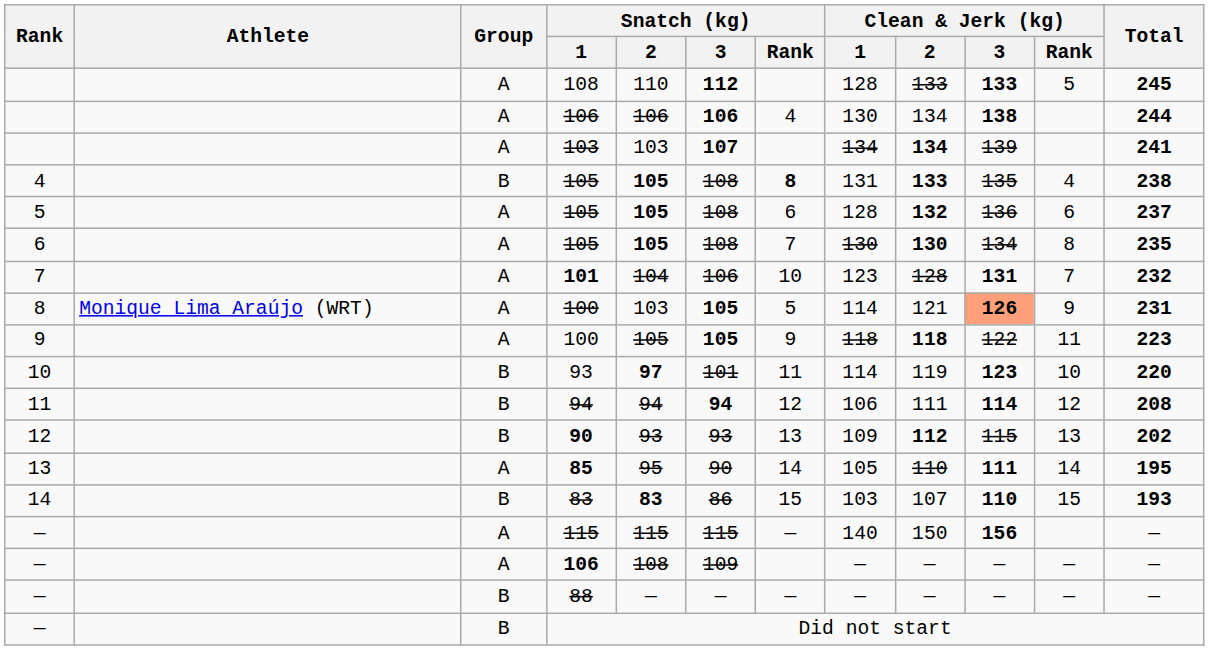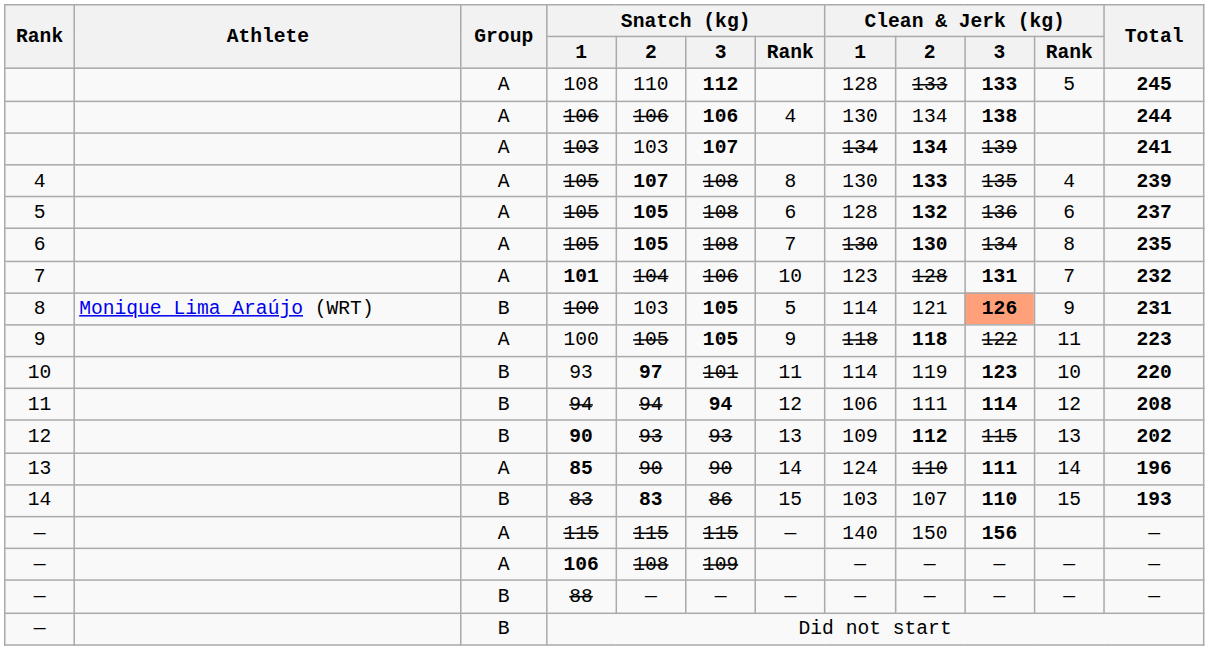(504, 181) B -> (504, 181) A
(651, 181) 105 -> (651, 181) 107
(790, 181) bold -> (790, 181) normal
(860, 181) 131 -> (860, 181) 130
(1154, 181) 238 -> (1154, 181) 239
(504, 309) A -> (504, 309) B
(651, 469) 95 -> (651, 469) 90
(860, 469) 105 -> (860, 469) 124
(1154, 469) 195 -> (1154, 469) 196
